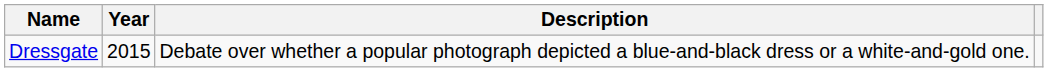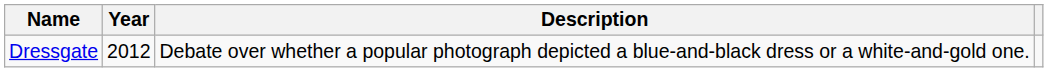(129, 50) 2015 -> (129, 50) 2012
